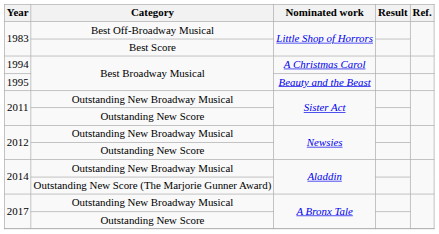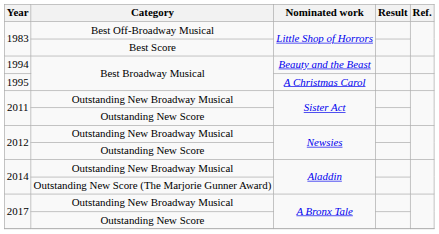(325, 64) A Christmas Carol -> (325, 64) Beauty and the Beast
(325, 82) Beauty and the Beast -> (325, 82) A Christmas Carol
